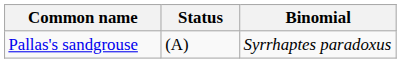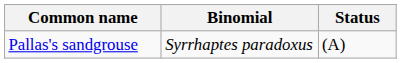columns swapped: (318, 17) <-> (201, 17)
